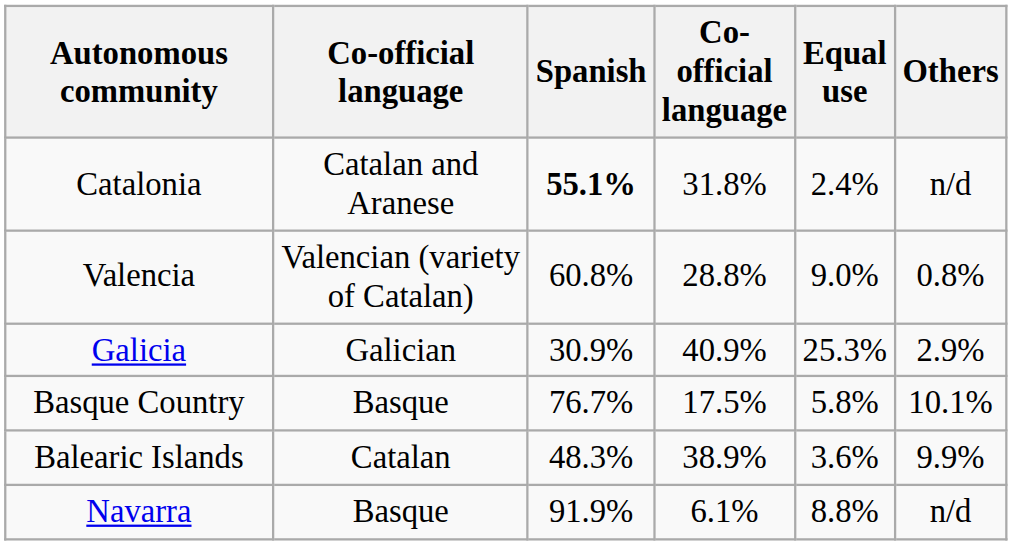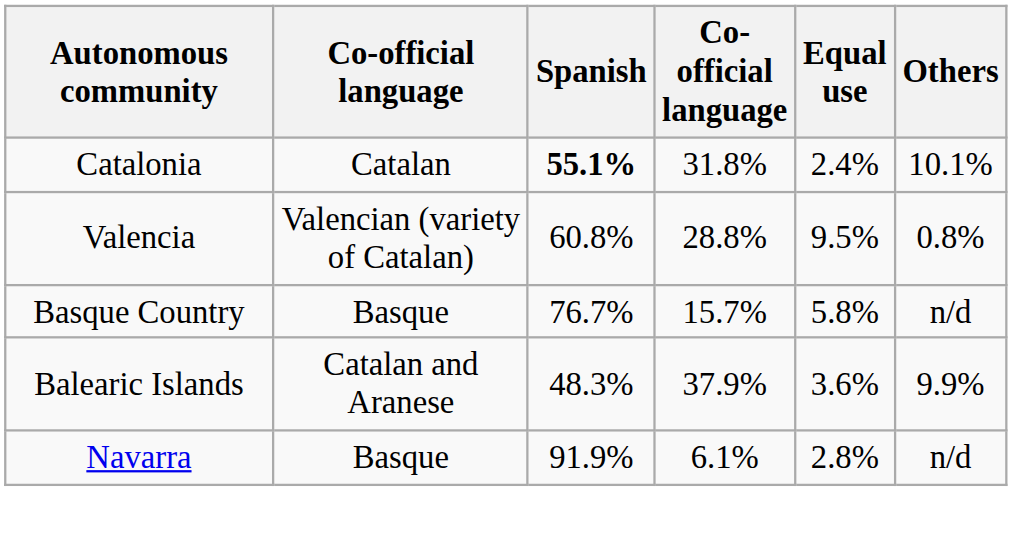(401, 183) Catalan and Aranese -> (401, 164) Catalan
(951, 183) n/d -> (951, 164) 10.1%
(845, 276) 9.0% -> (845, 237) 9.5%
- row: (139, 349)
(724, 403) 17.5% -> (725, 310) 15.7%
(951, 403) 10.1% -> (951, 310) n/d
(401, 457) Catalan -> (401, 383) Catalan and Aranese
(724, 457) 38.9% -> (725, 383) 37.9%
(845, 510) 8.8% -> (845, 457) 2.8%
